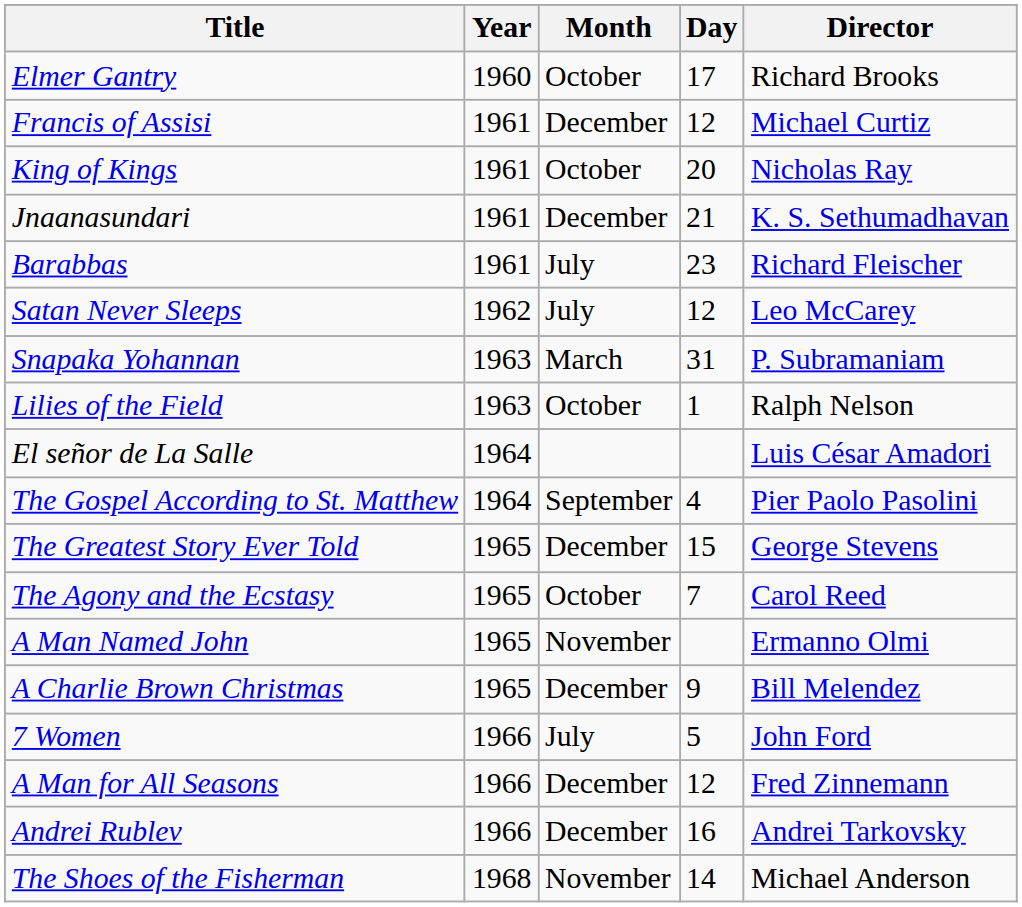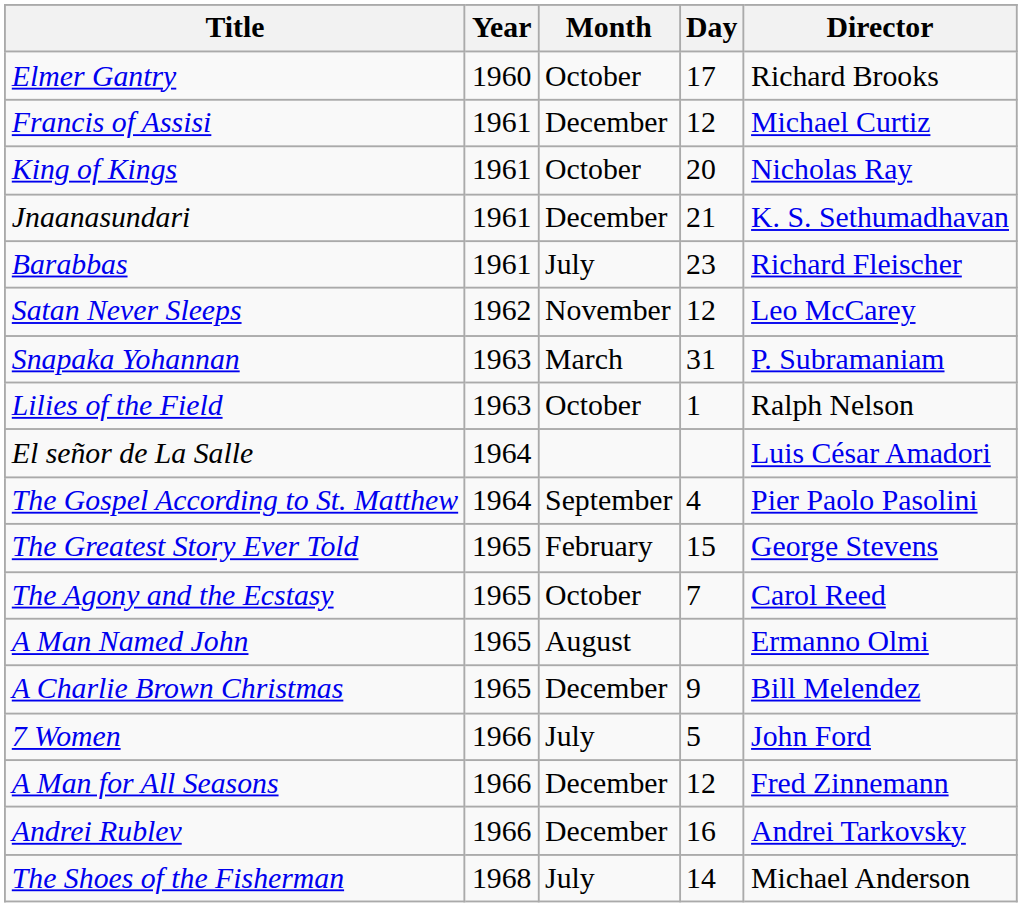(570, 311) July -> (608, 311) November
(606, 547) December -> (599, 547) February
(608, 641) November -> (588, 641) August
(608, 877) November -> (570, 877) July
